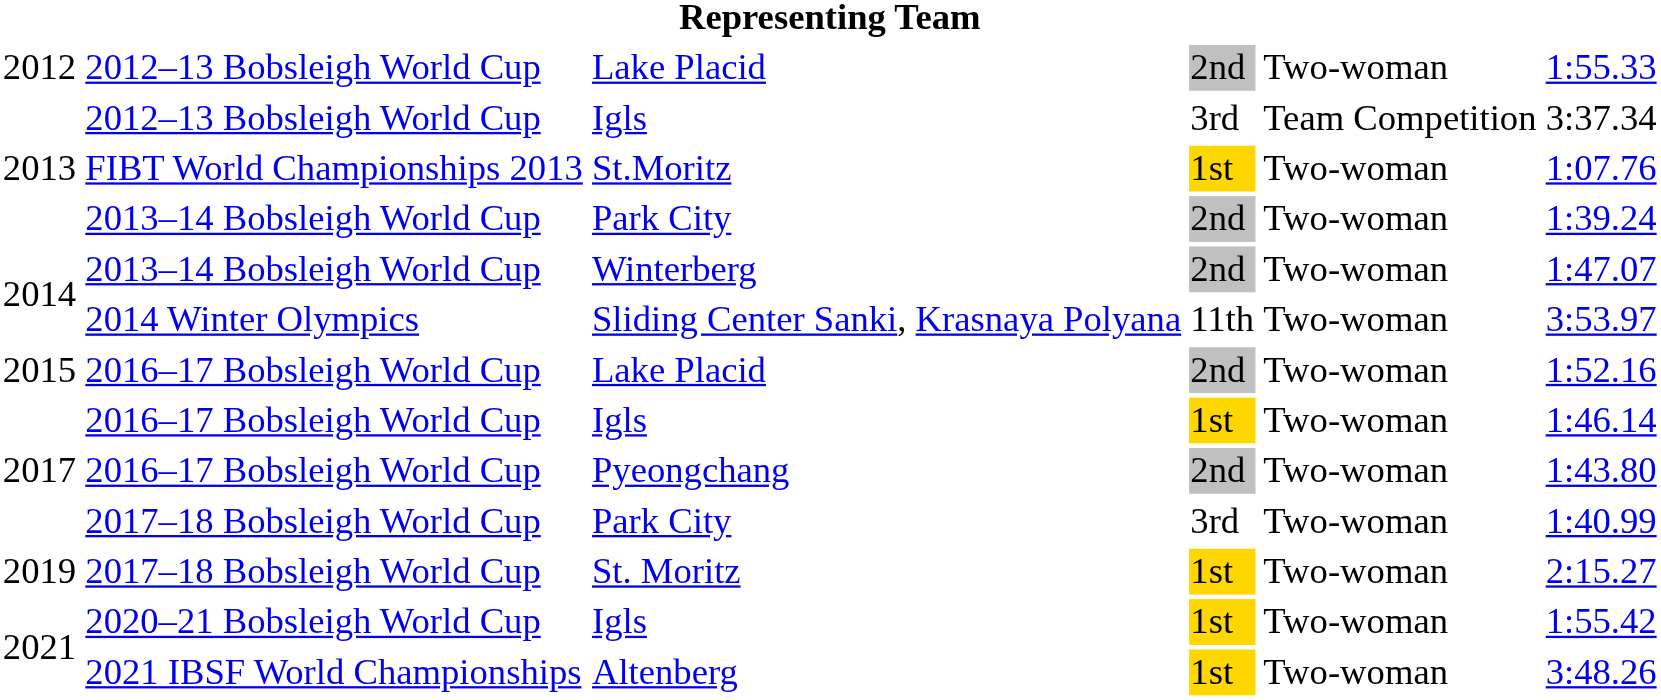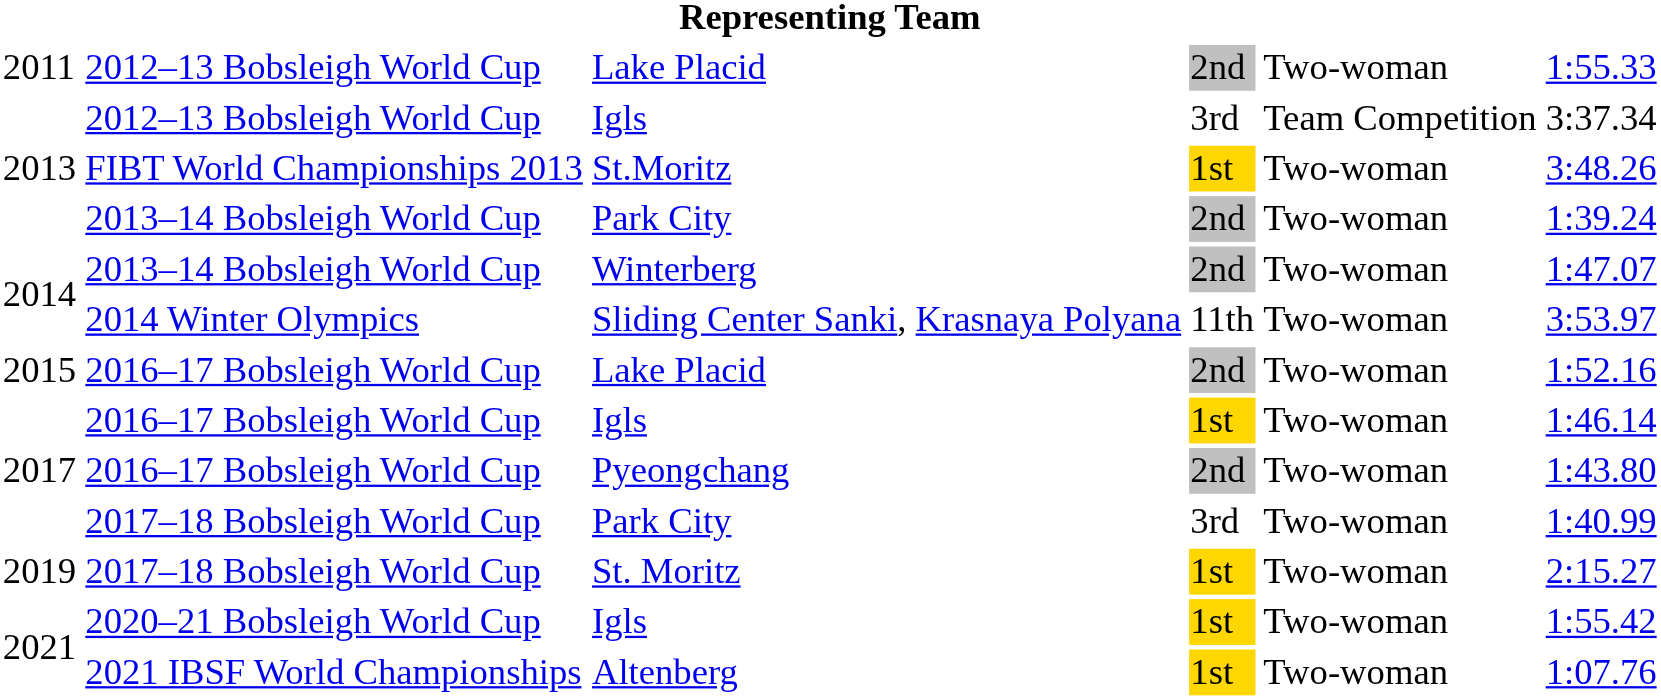(40, 67) 2012 -> (39, 67) 2011
(1601, 167) 1:07.76 -> (1601, 167) 3:48.26
(1601, 671) 3:48.26 -> (1601, 671) 1:07.76
